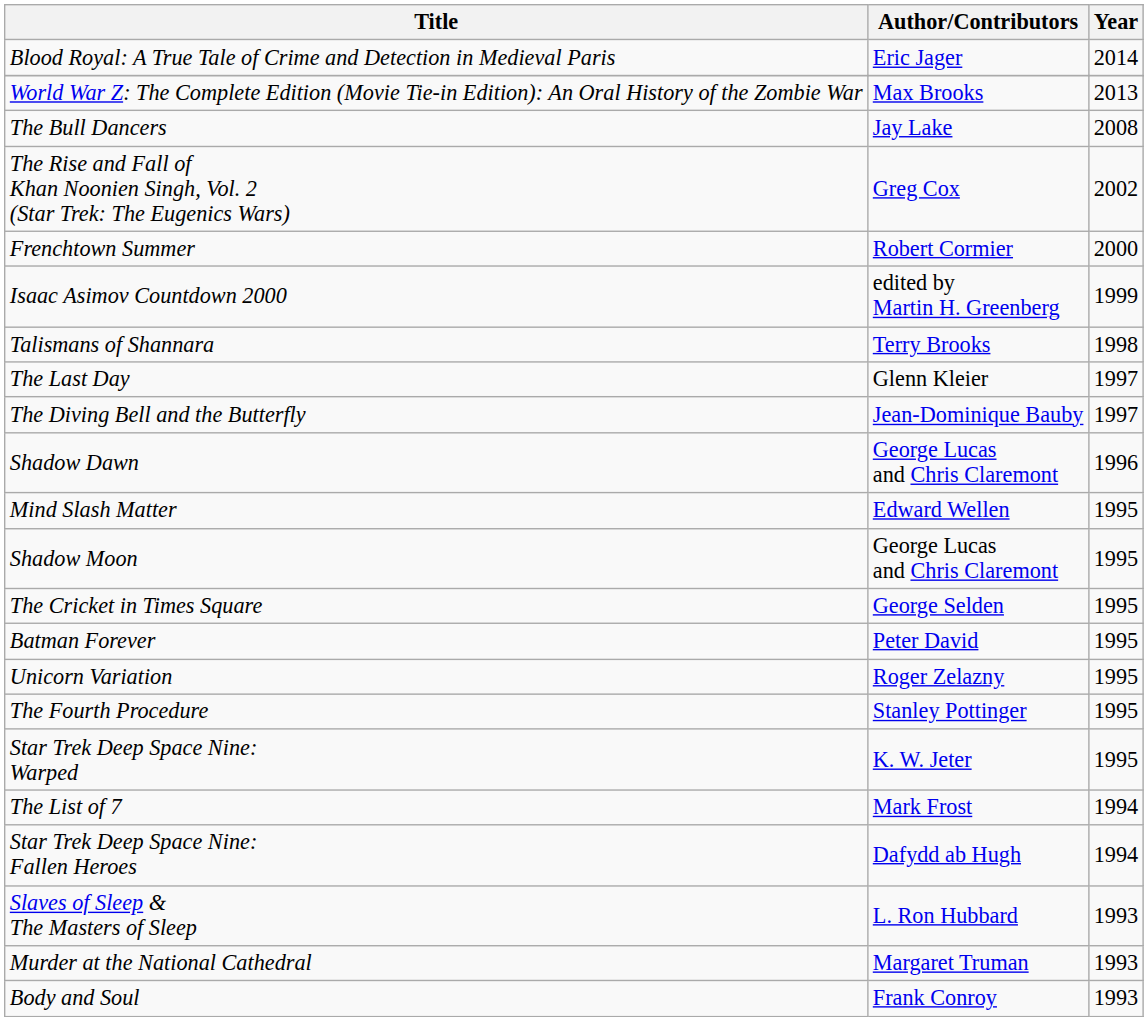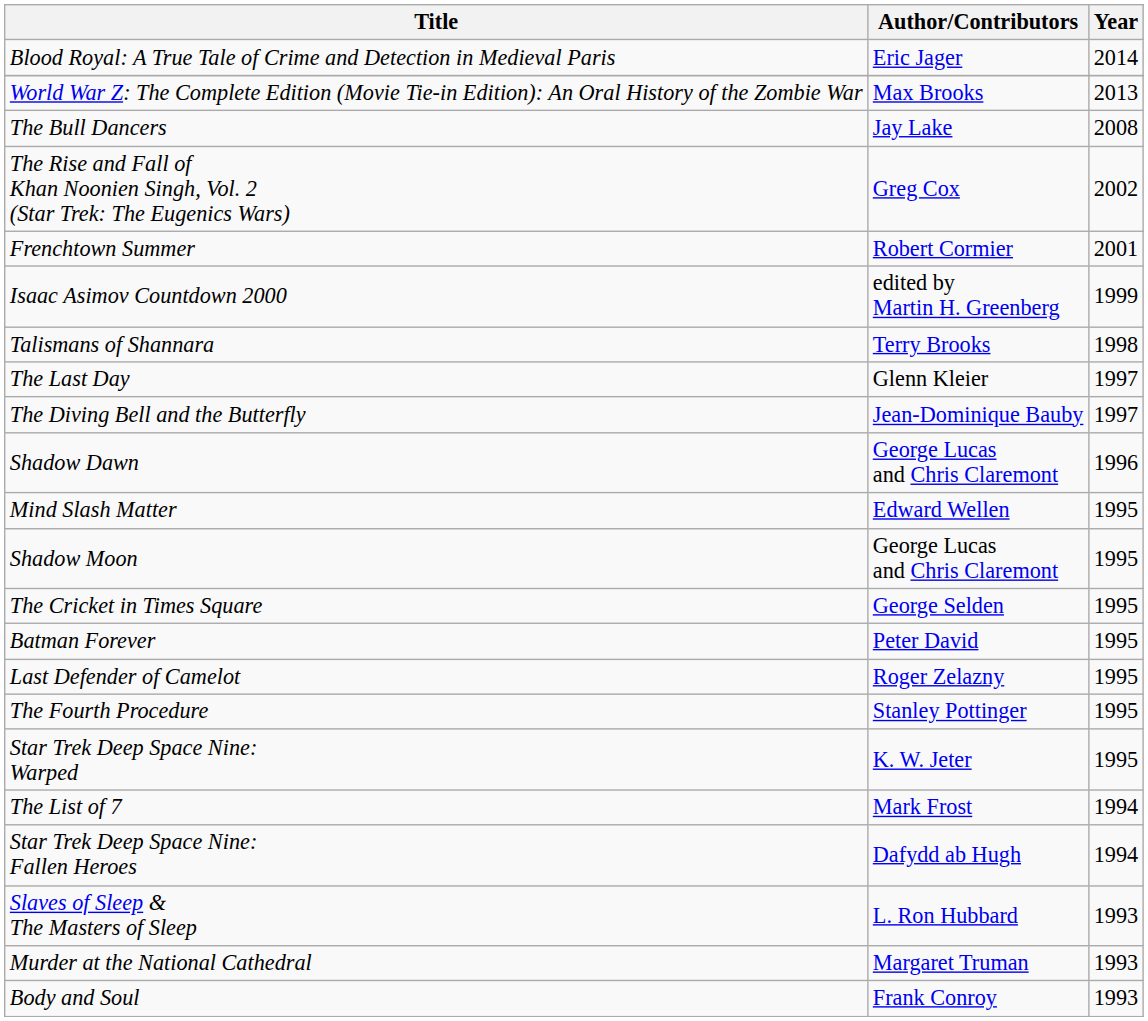(1116, 248) 2000 -> (1116, 248) 2001
+ row: (125, 676)
- row: (91, 676)
